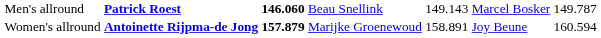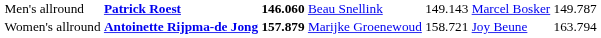(447, 27) 158.891 -> (447, 27) 158.721
(575, 27) 160.594 -> (575, 27) 163.794
